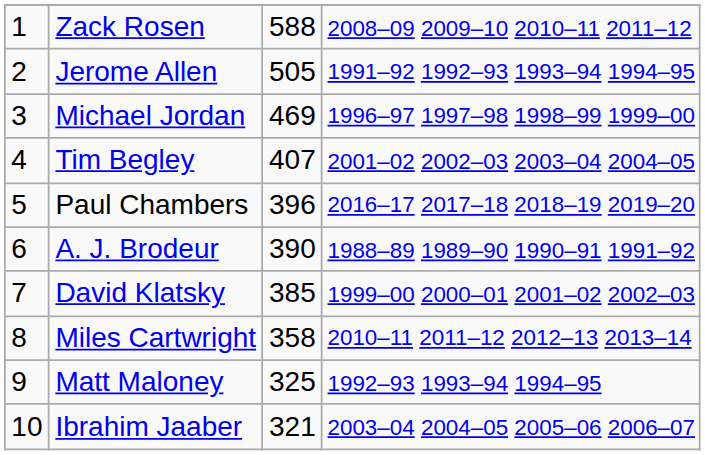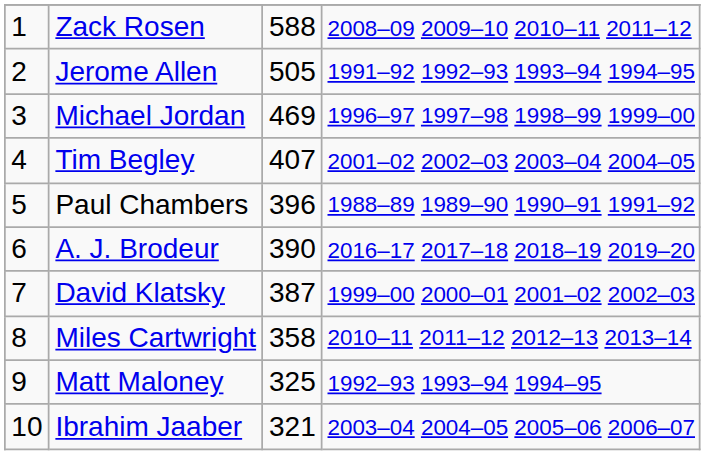(511, 205) 2016–17 2017–18 2018–19 2019–20 -> (511, 205) 1988–89 1989–90 1990–91 1991–92
(511, 249) 1988–89 1989–90 1990–91 1991–92 -> (511, 249) 2016–17 2017–18 2018–19 2019–20
(292, 293) 385 -> (292, 293) 387
